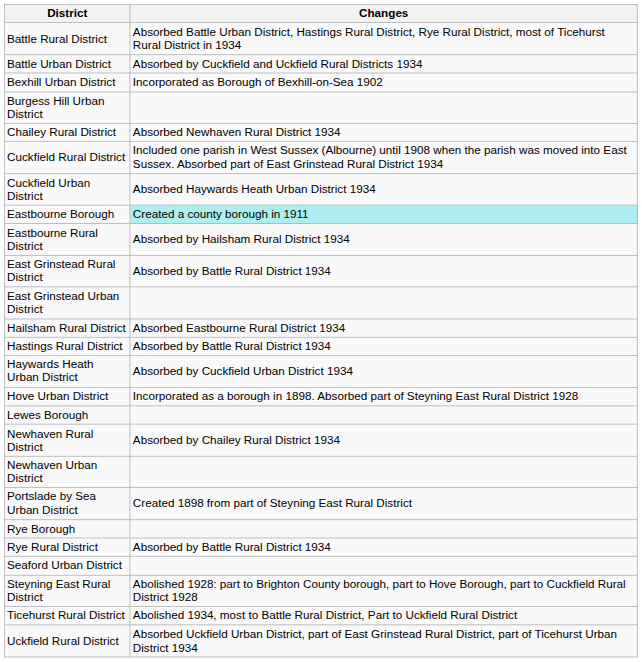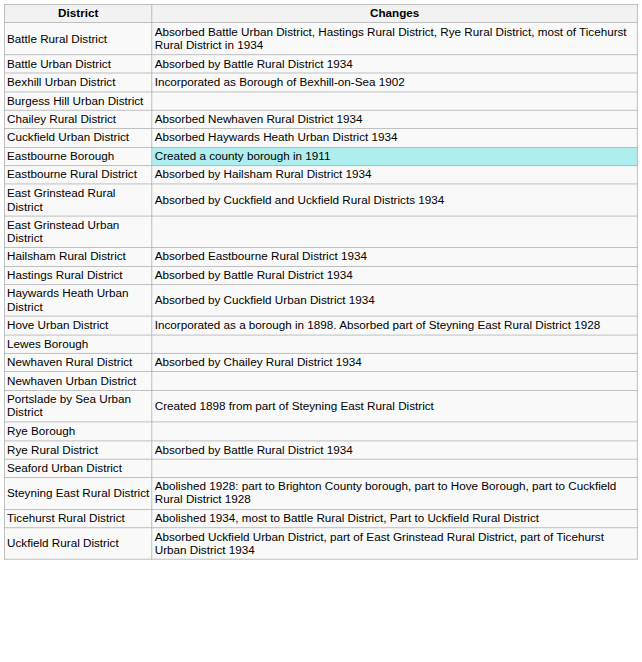(278, 63) Absorbed by Cuckfield and Uckfield Rural Districts 1934 -> (254, 63) Absorbed by Battle Rural District 1934
- row: (66, 157)
(232, 271) Absorbed by Battle Rural District 1934 -> (299, 200) Absorbed by Cuckfield and Uckfield Rural Districts 1934
